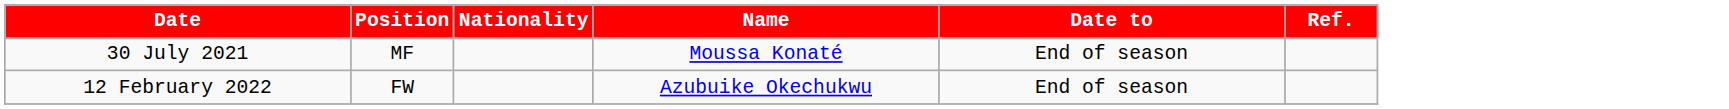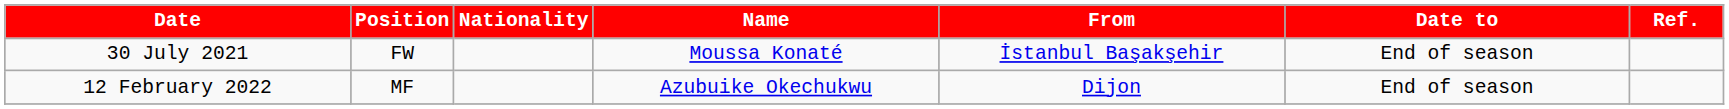+ column: (1111, 21)
(402, 54) MF -> (402, 54) FW
(402, 87) FW -> (402, 87) MF
